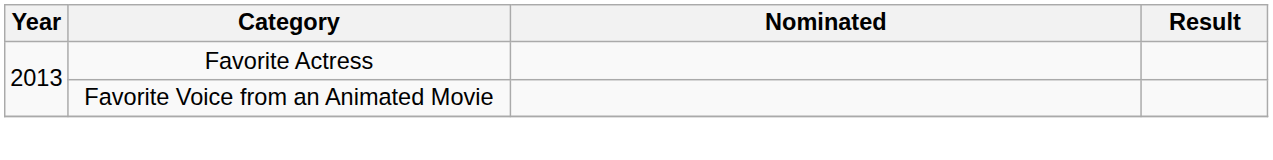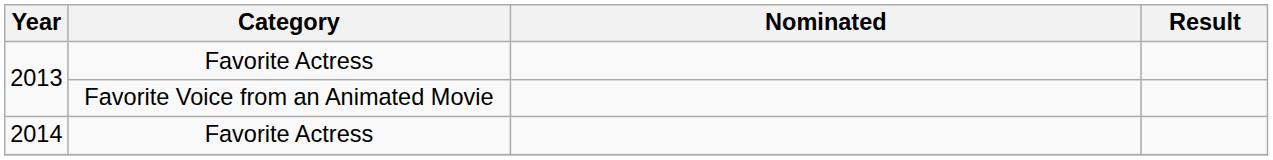+ row: (36, 135)
